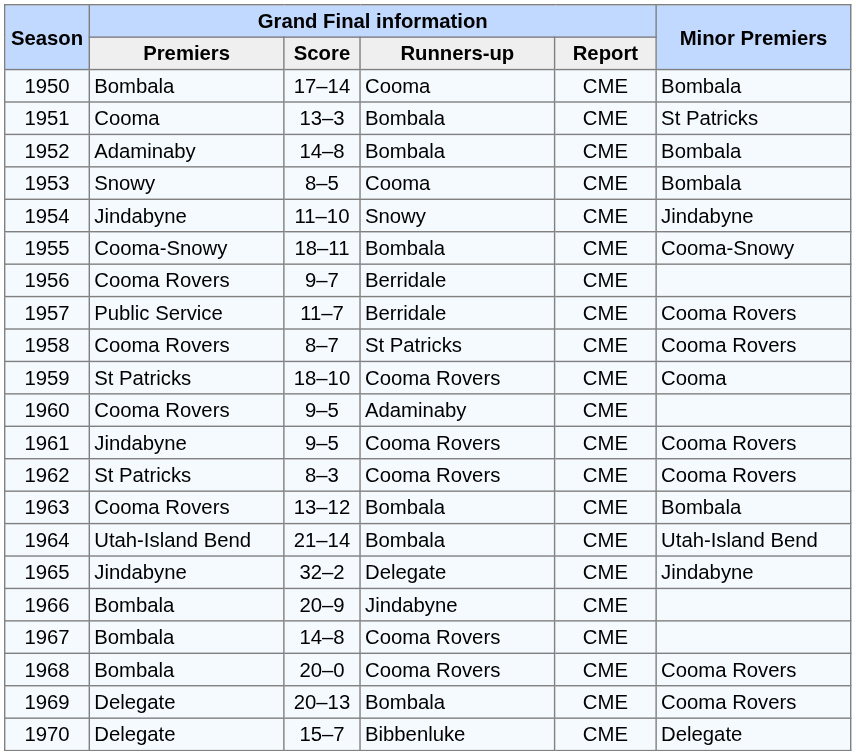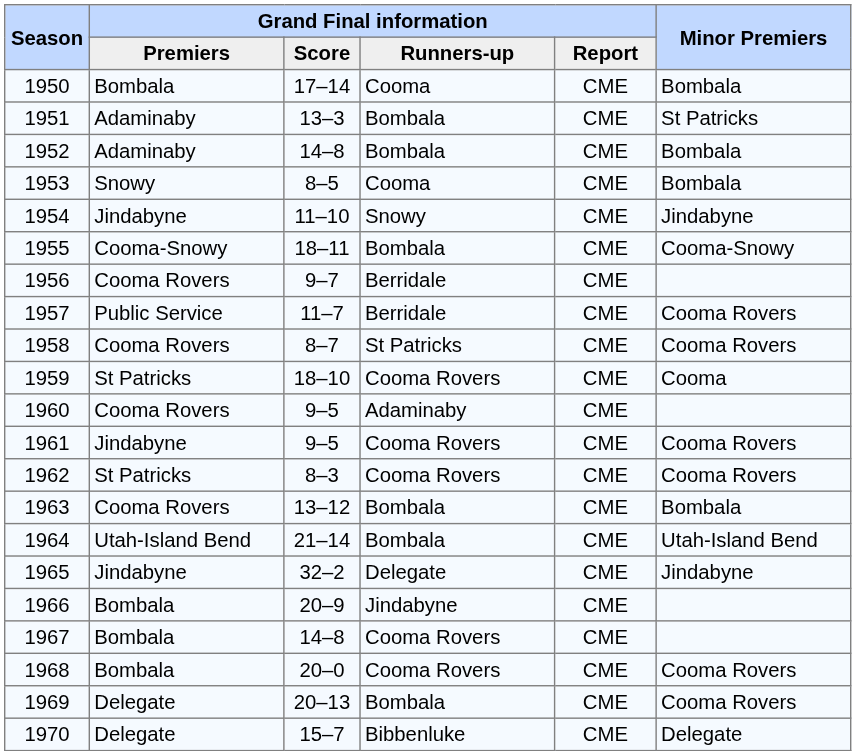(127, 118) Cooma -> (145, 118) Adaminaby
